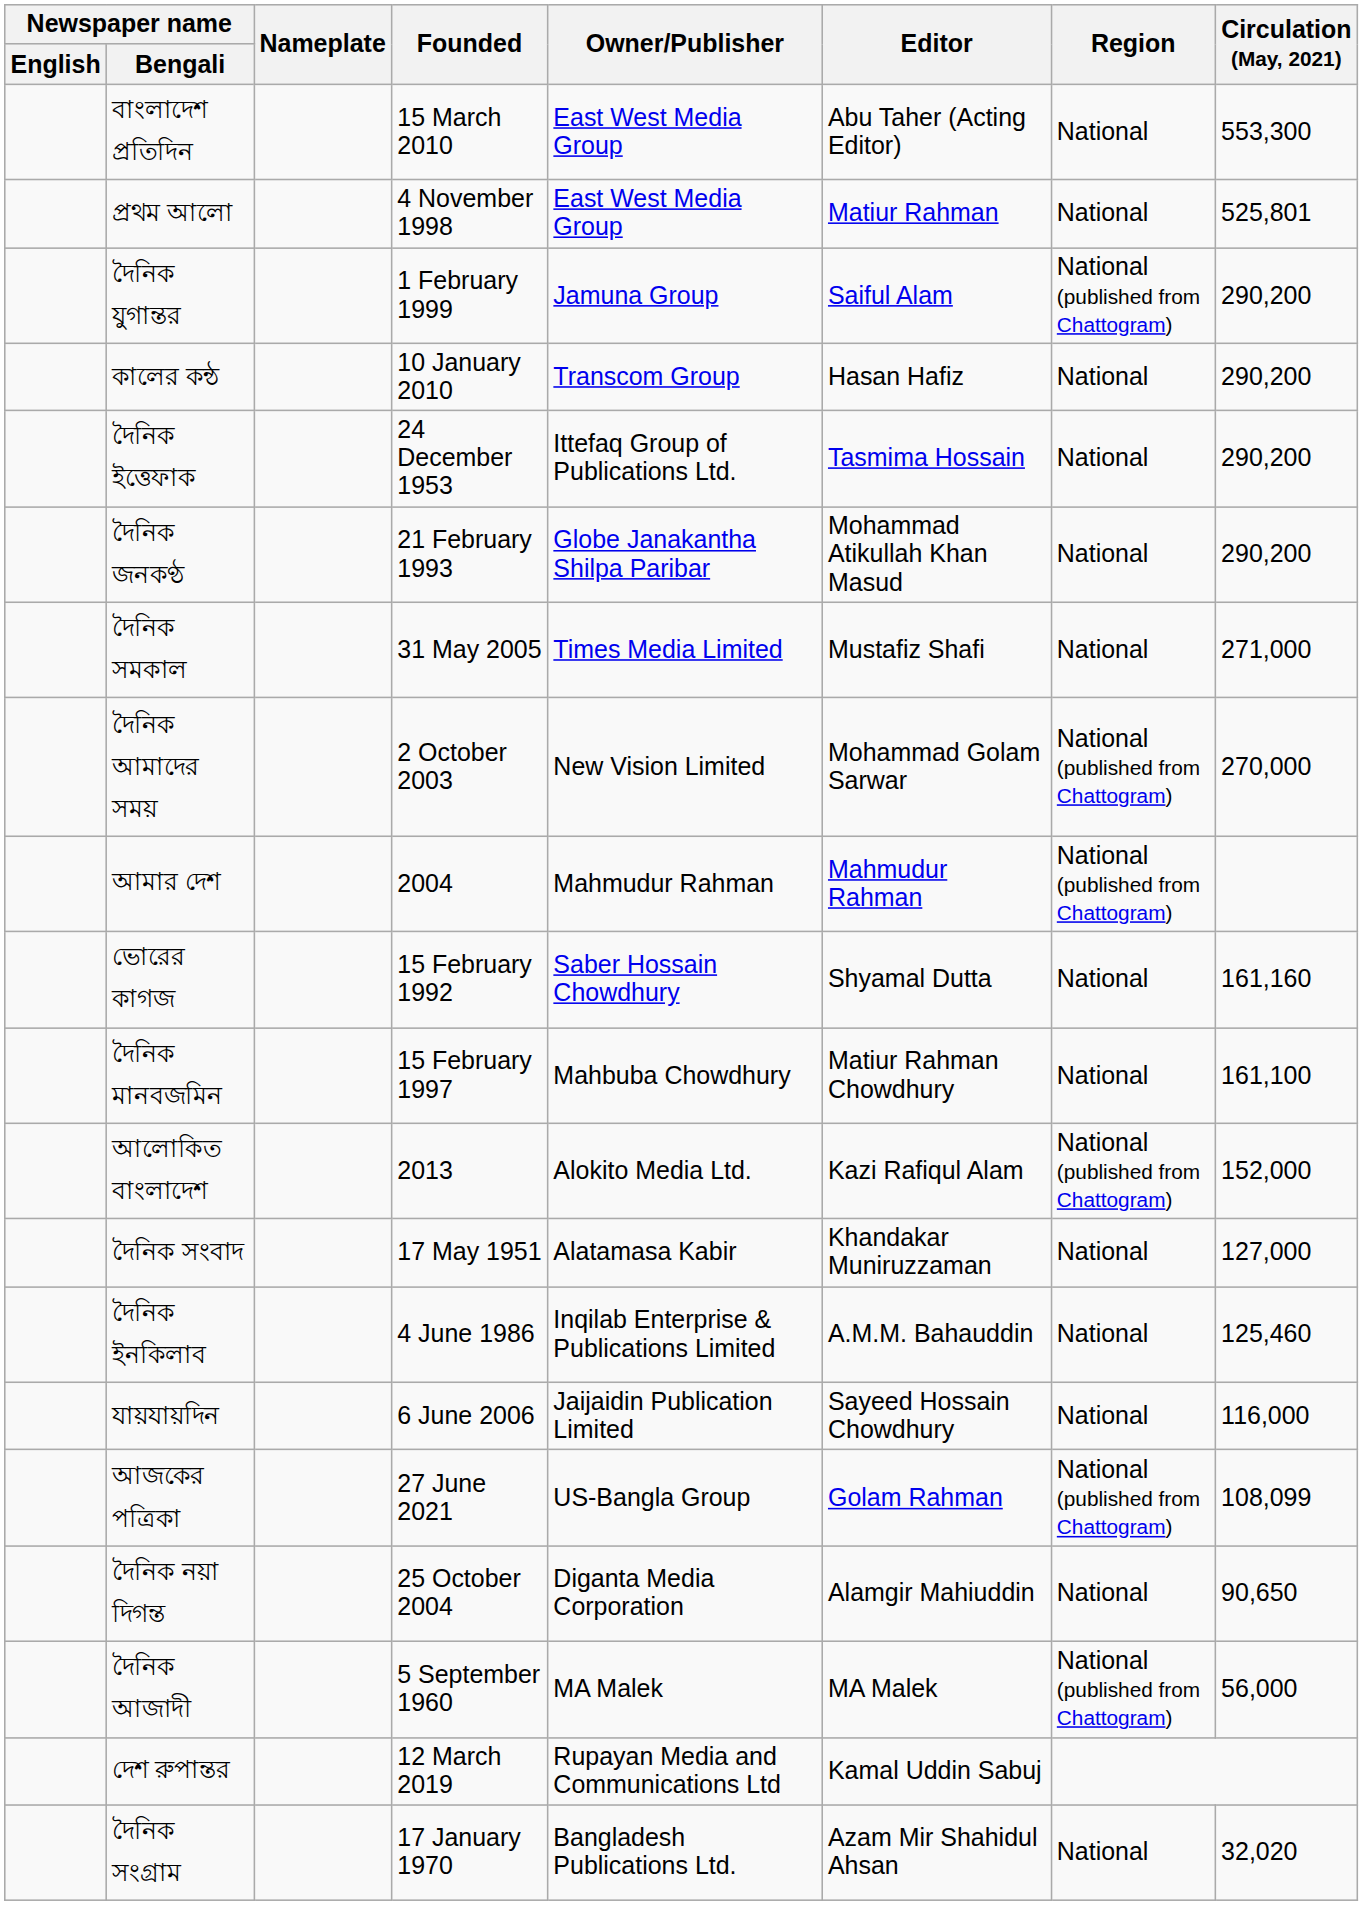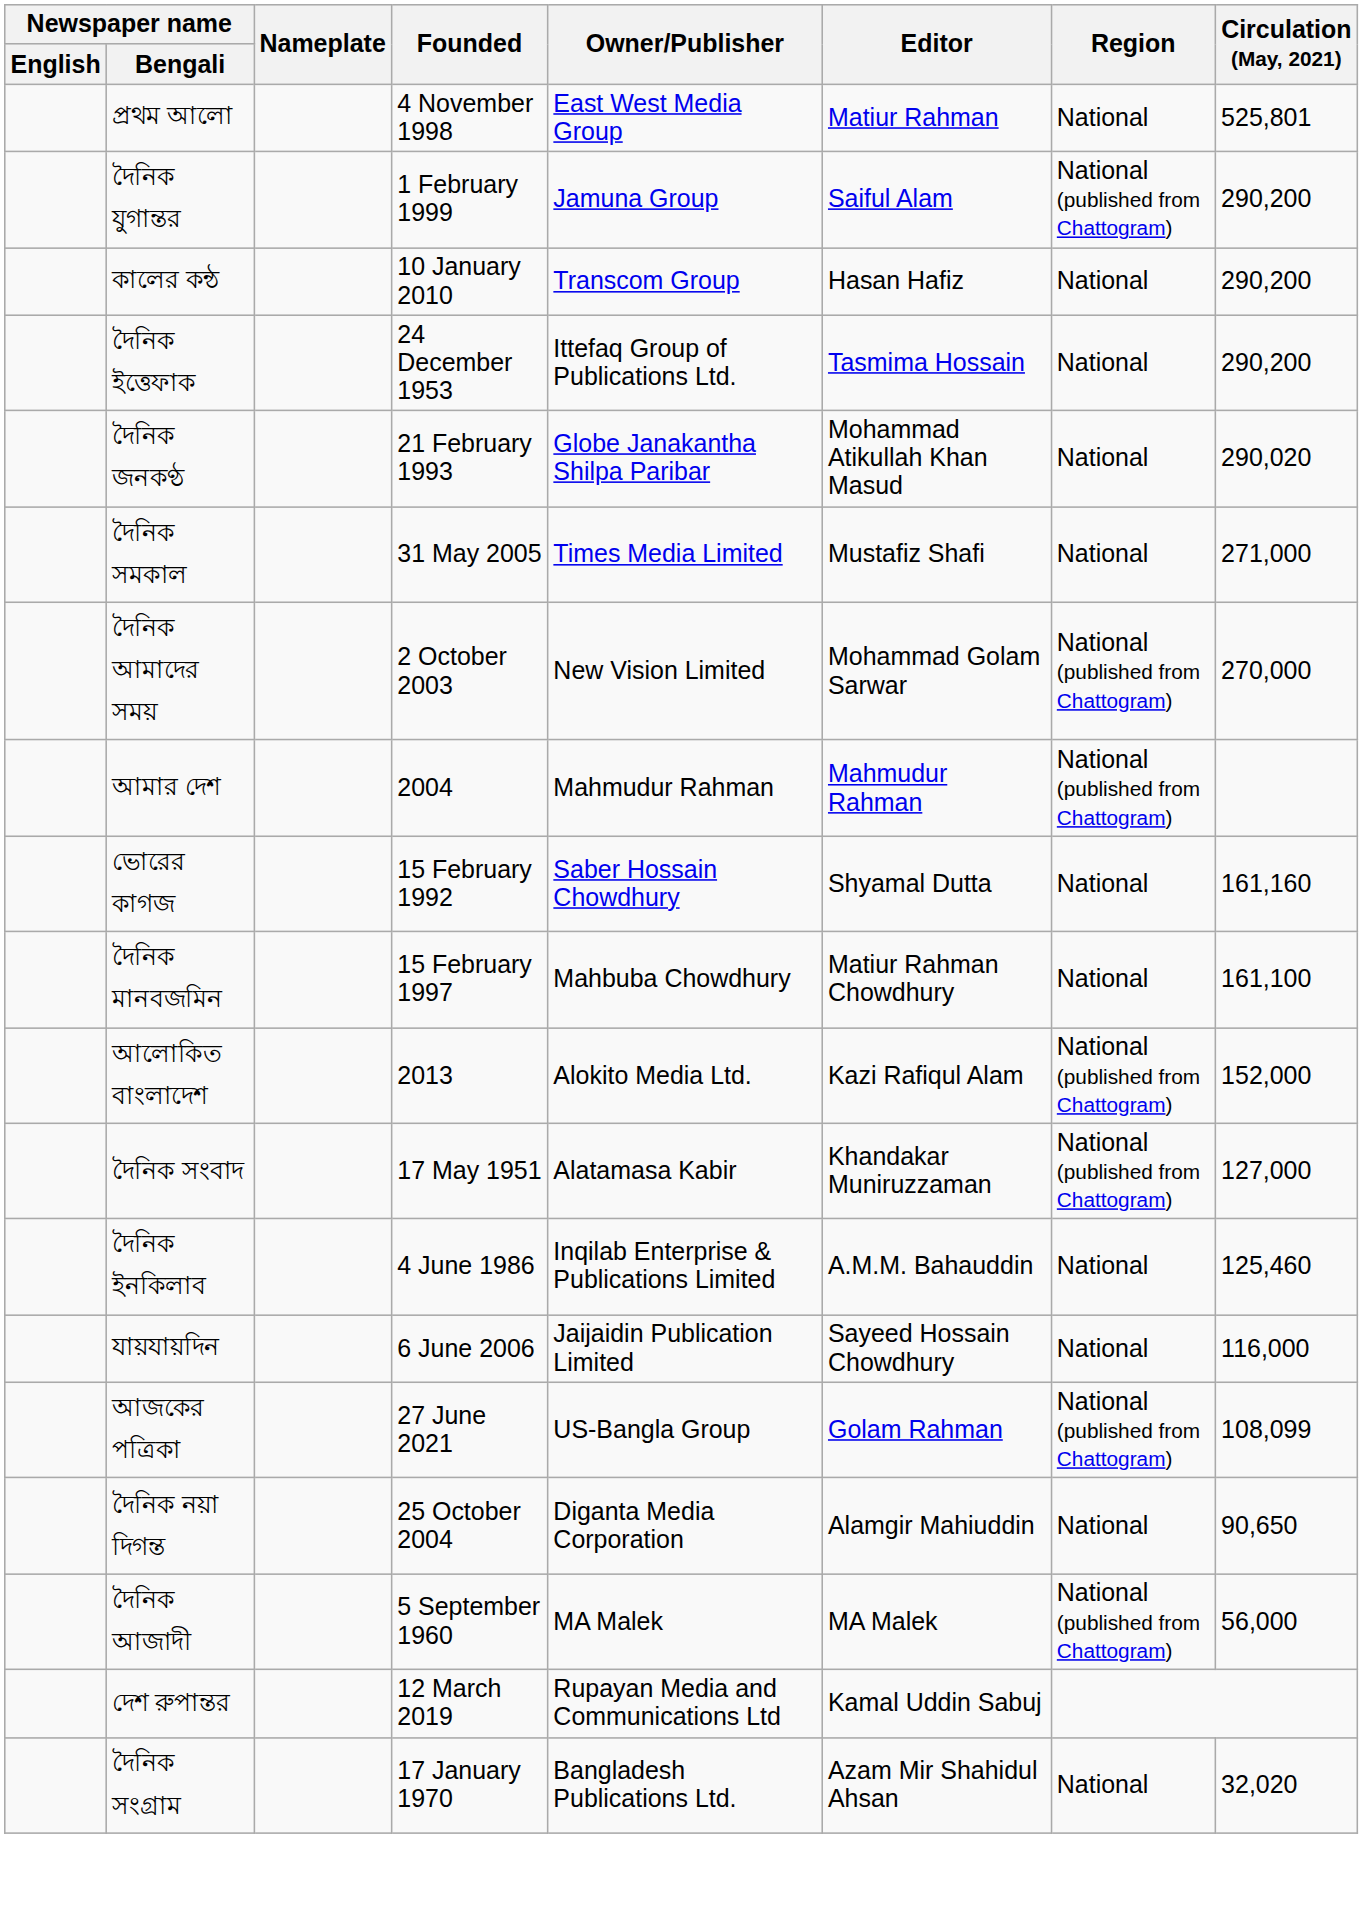- row: (160, 130)
(1266, 554) 290,200 -> (1266, 458) 290,020
(1103, 1252) National -> (1128, 1170) National (published from Chattogram)
